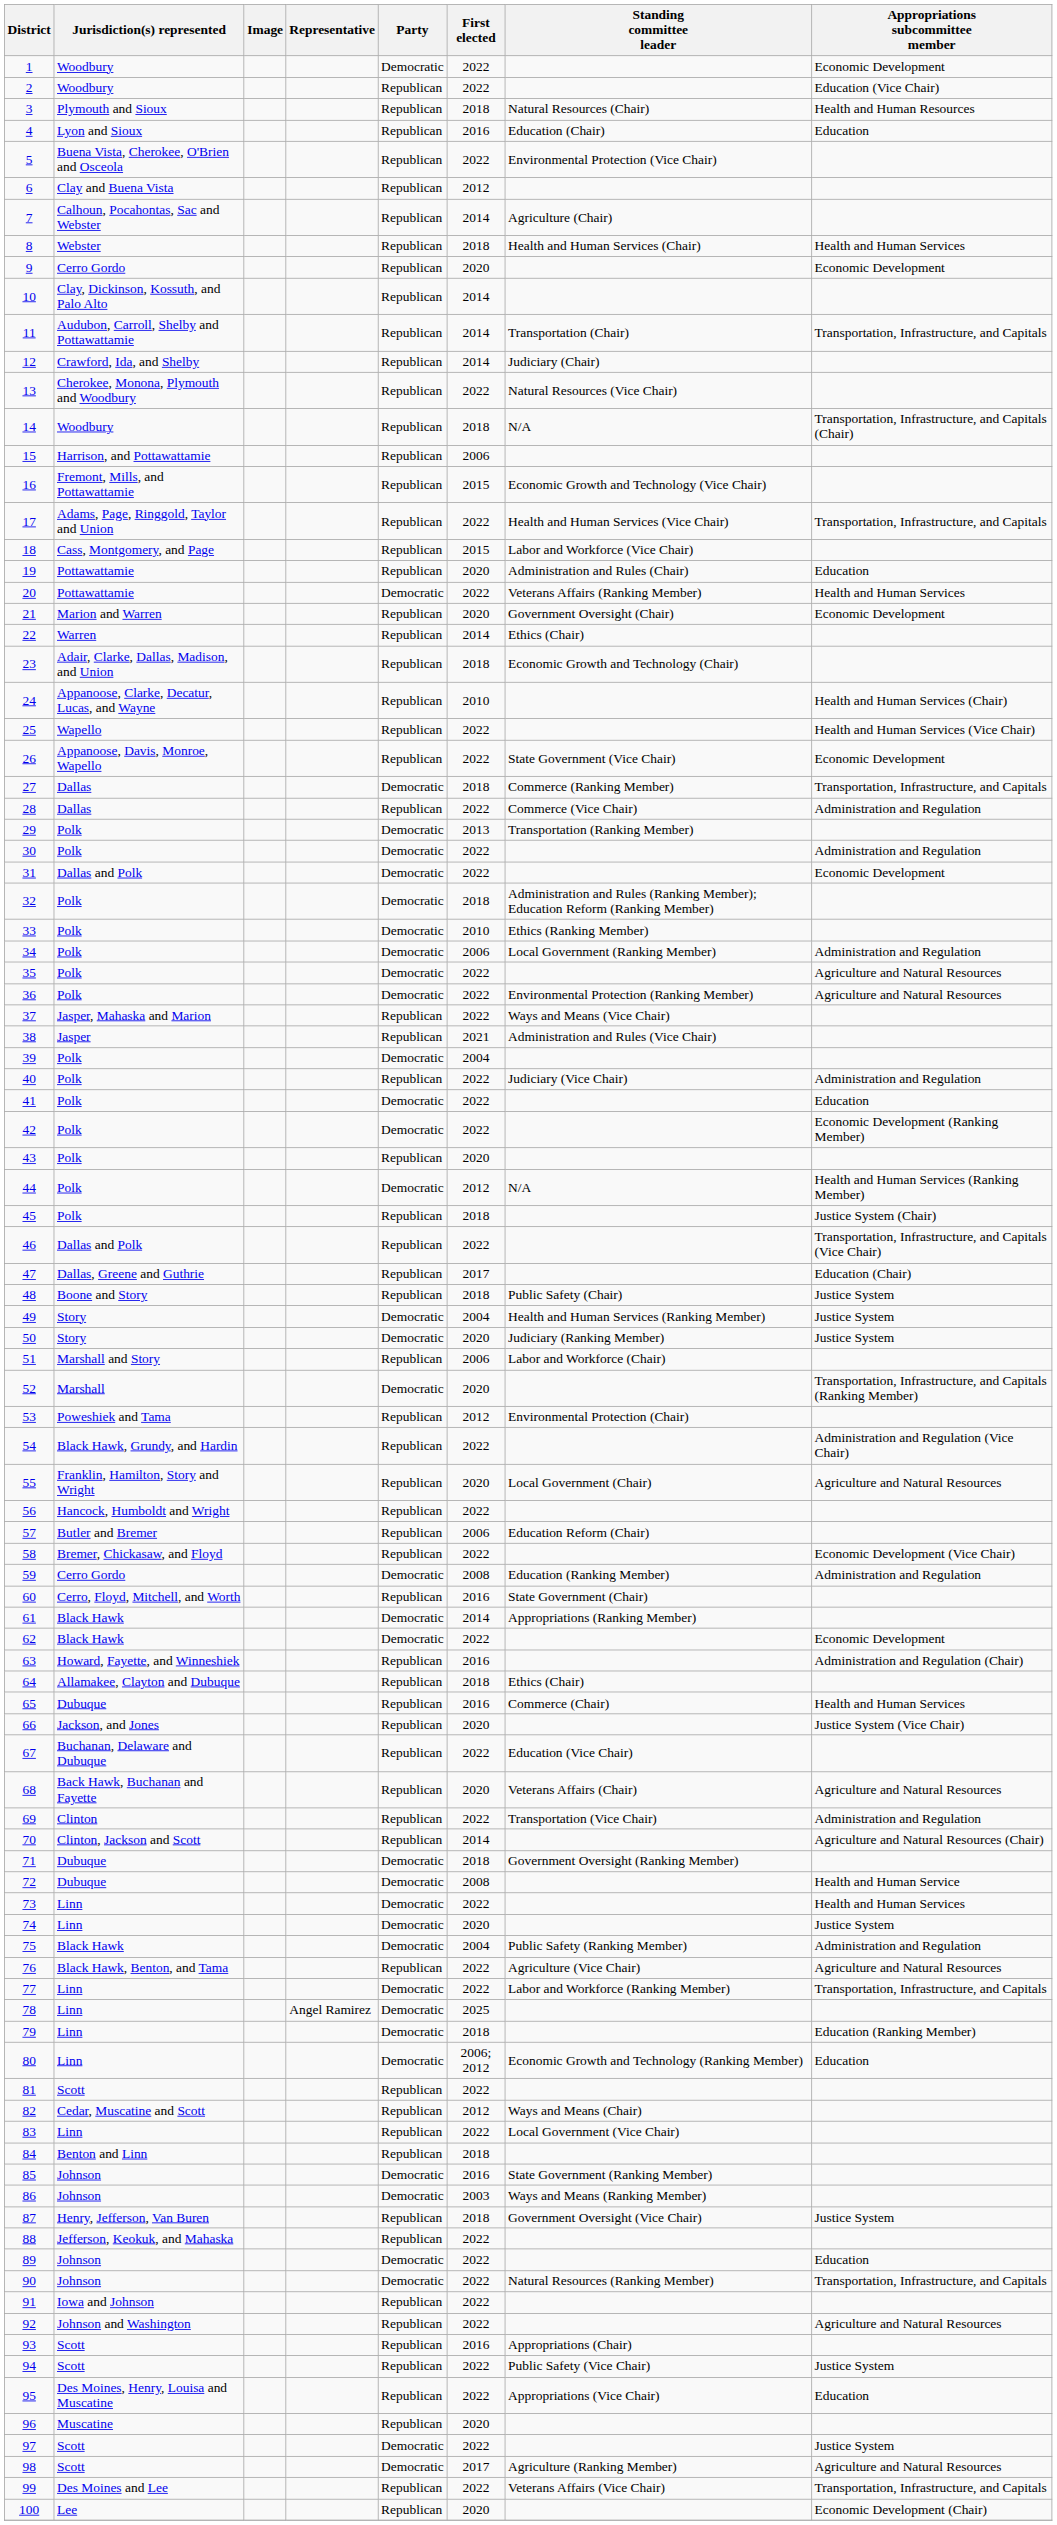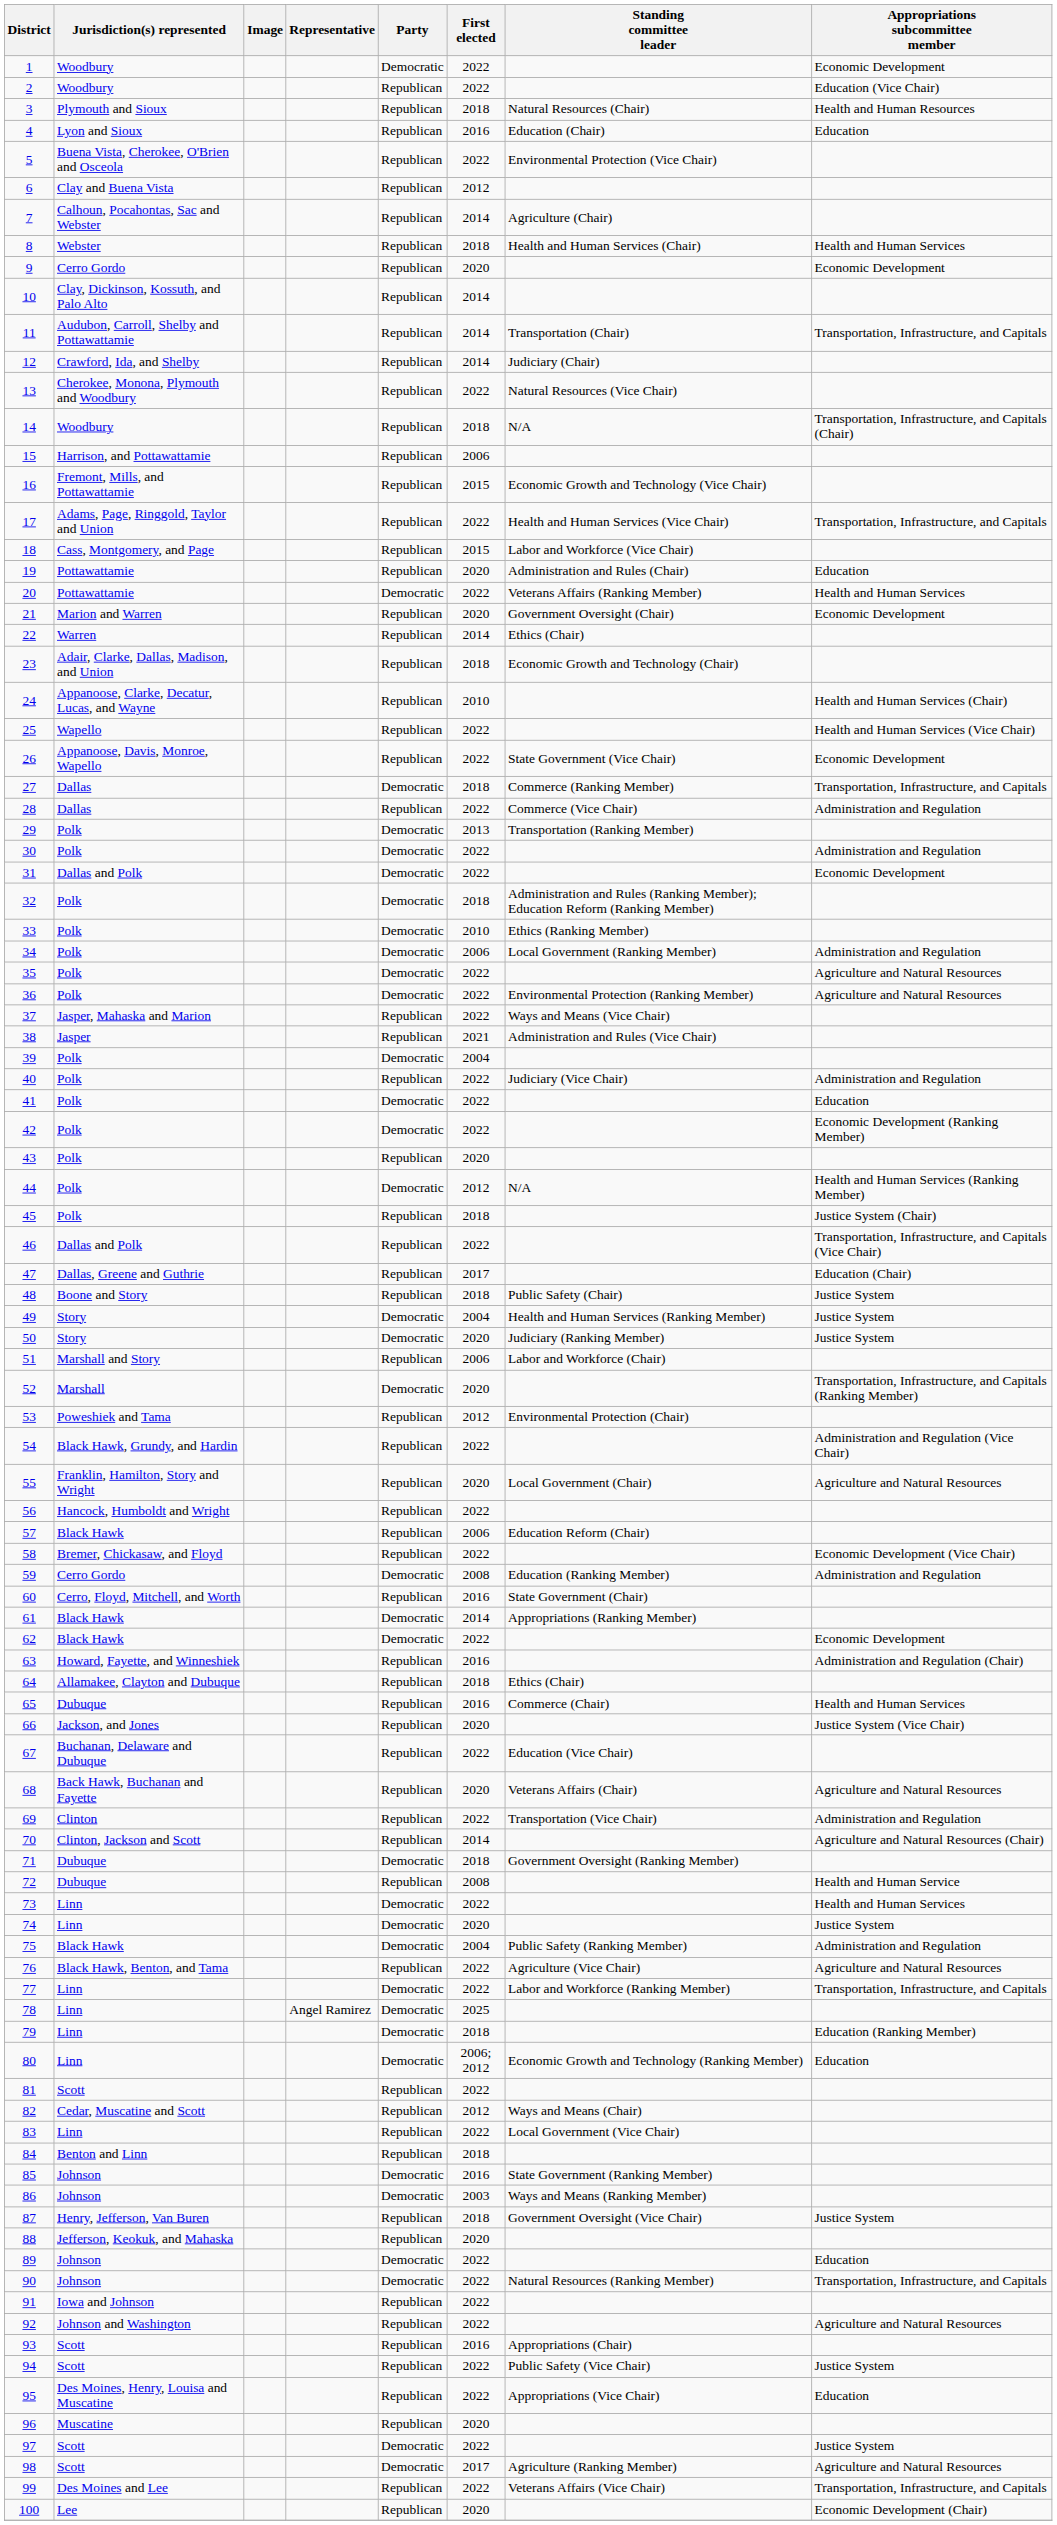(107, 1532) Butler and Bremer -> (90, 1532) Black Hawk
(412, 1882) Democratic -> (412, 1882) Republican
(476, 2238) 2022 -> (476, 2238) 2020
